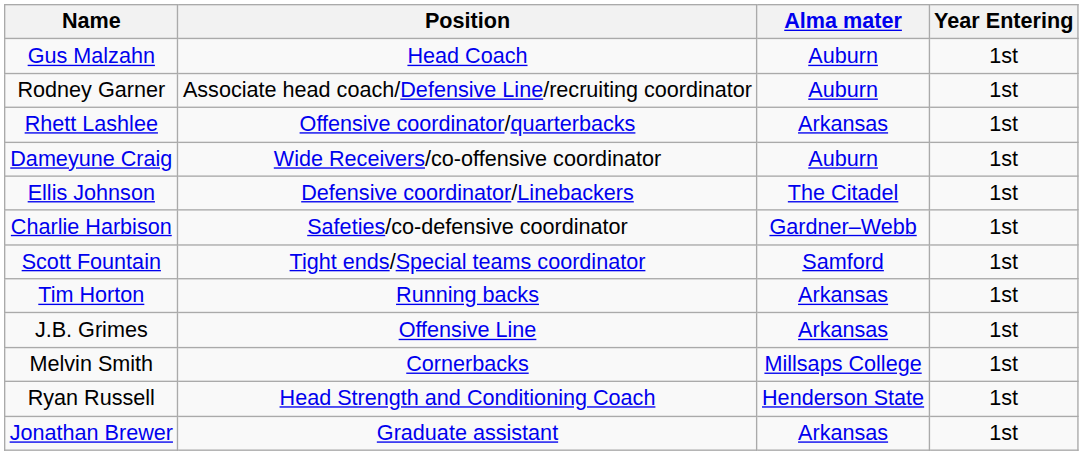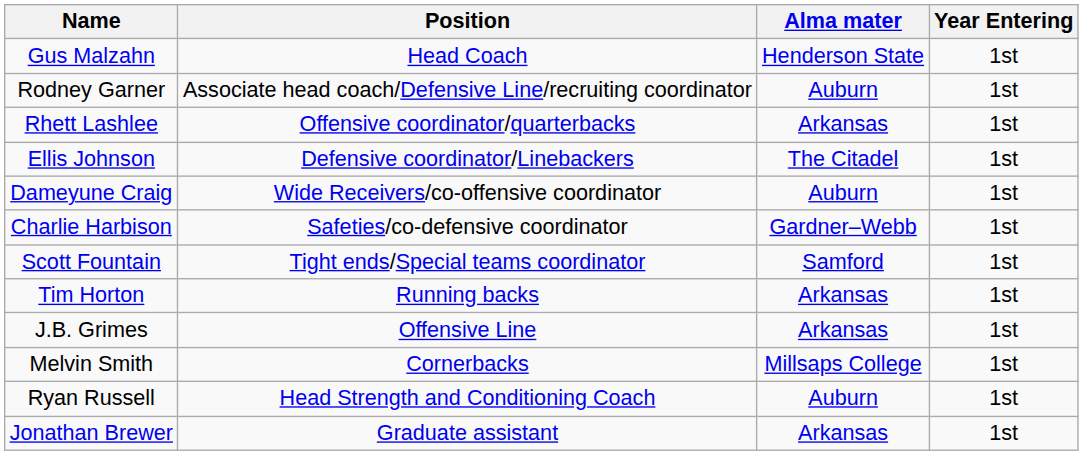(843, 55) Auburn -> (843, 55) Henderson State
rows swapped: (91, 158) <-> (91, 192)
(843, 398) Henderson State -> (843, 398) Auburn
